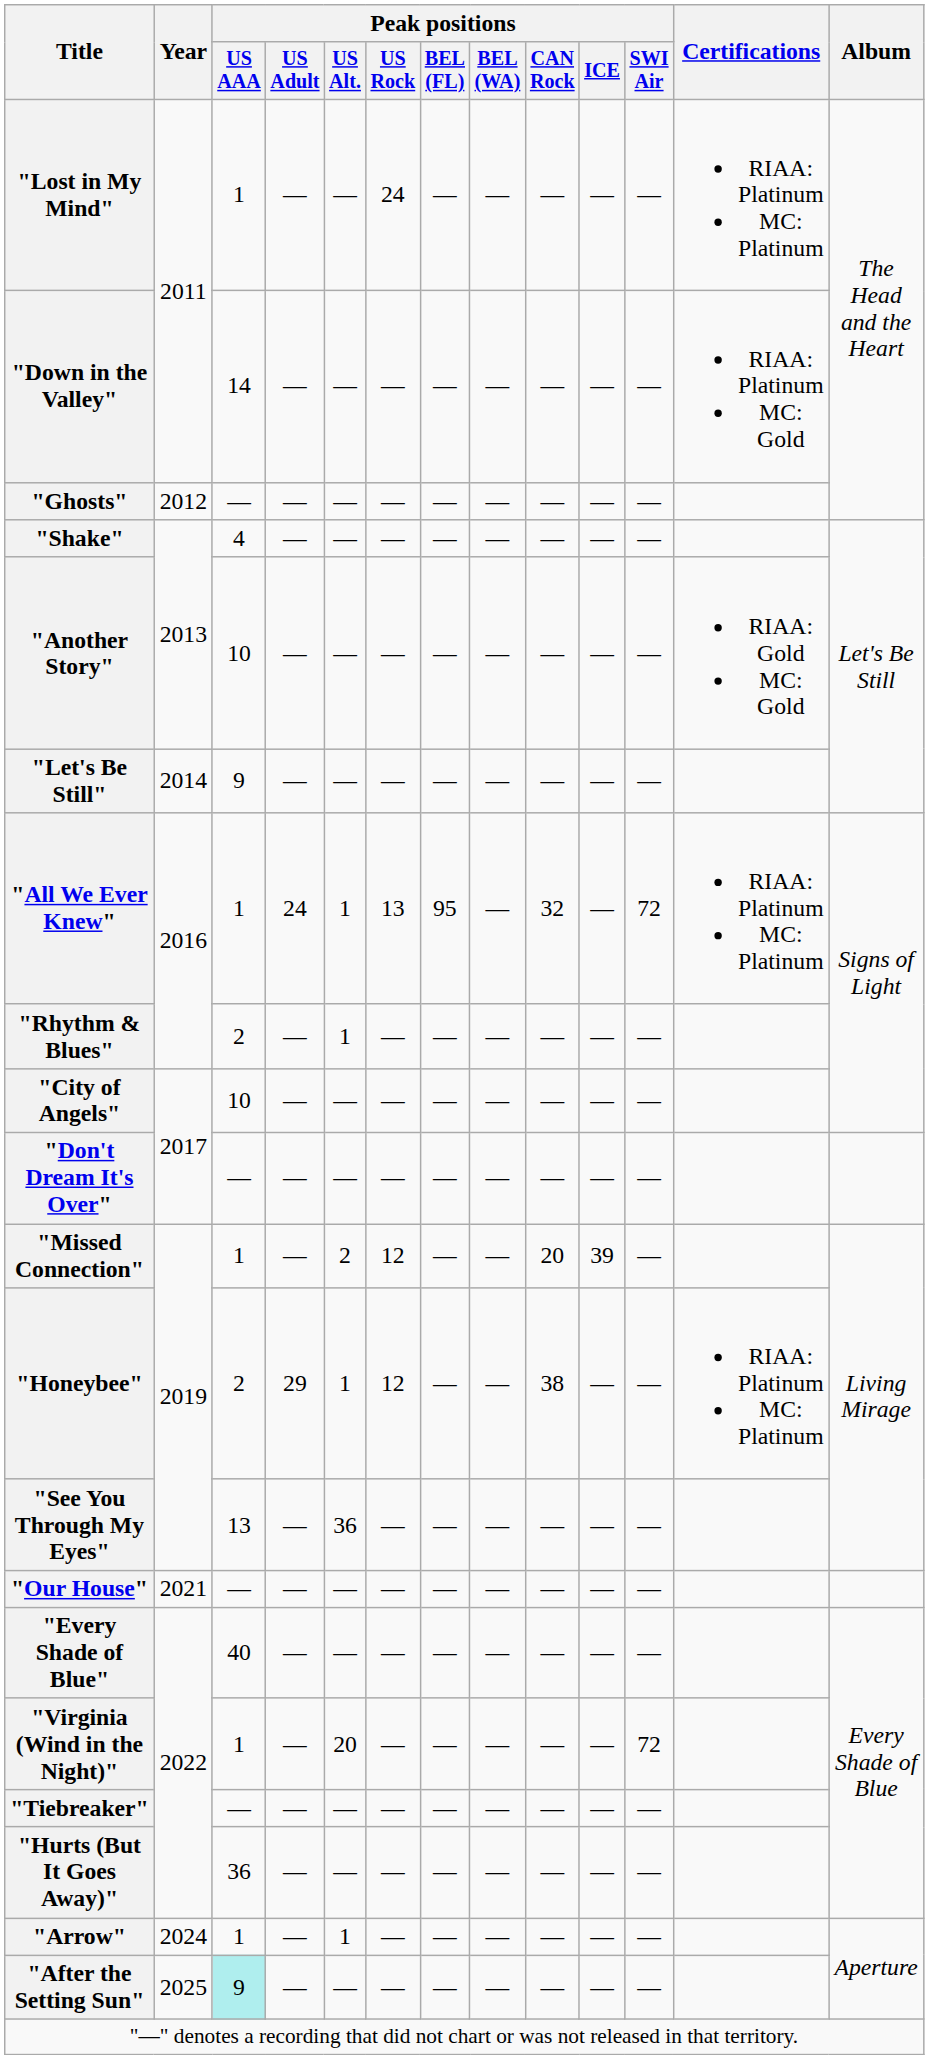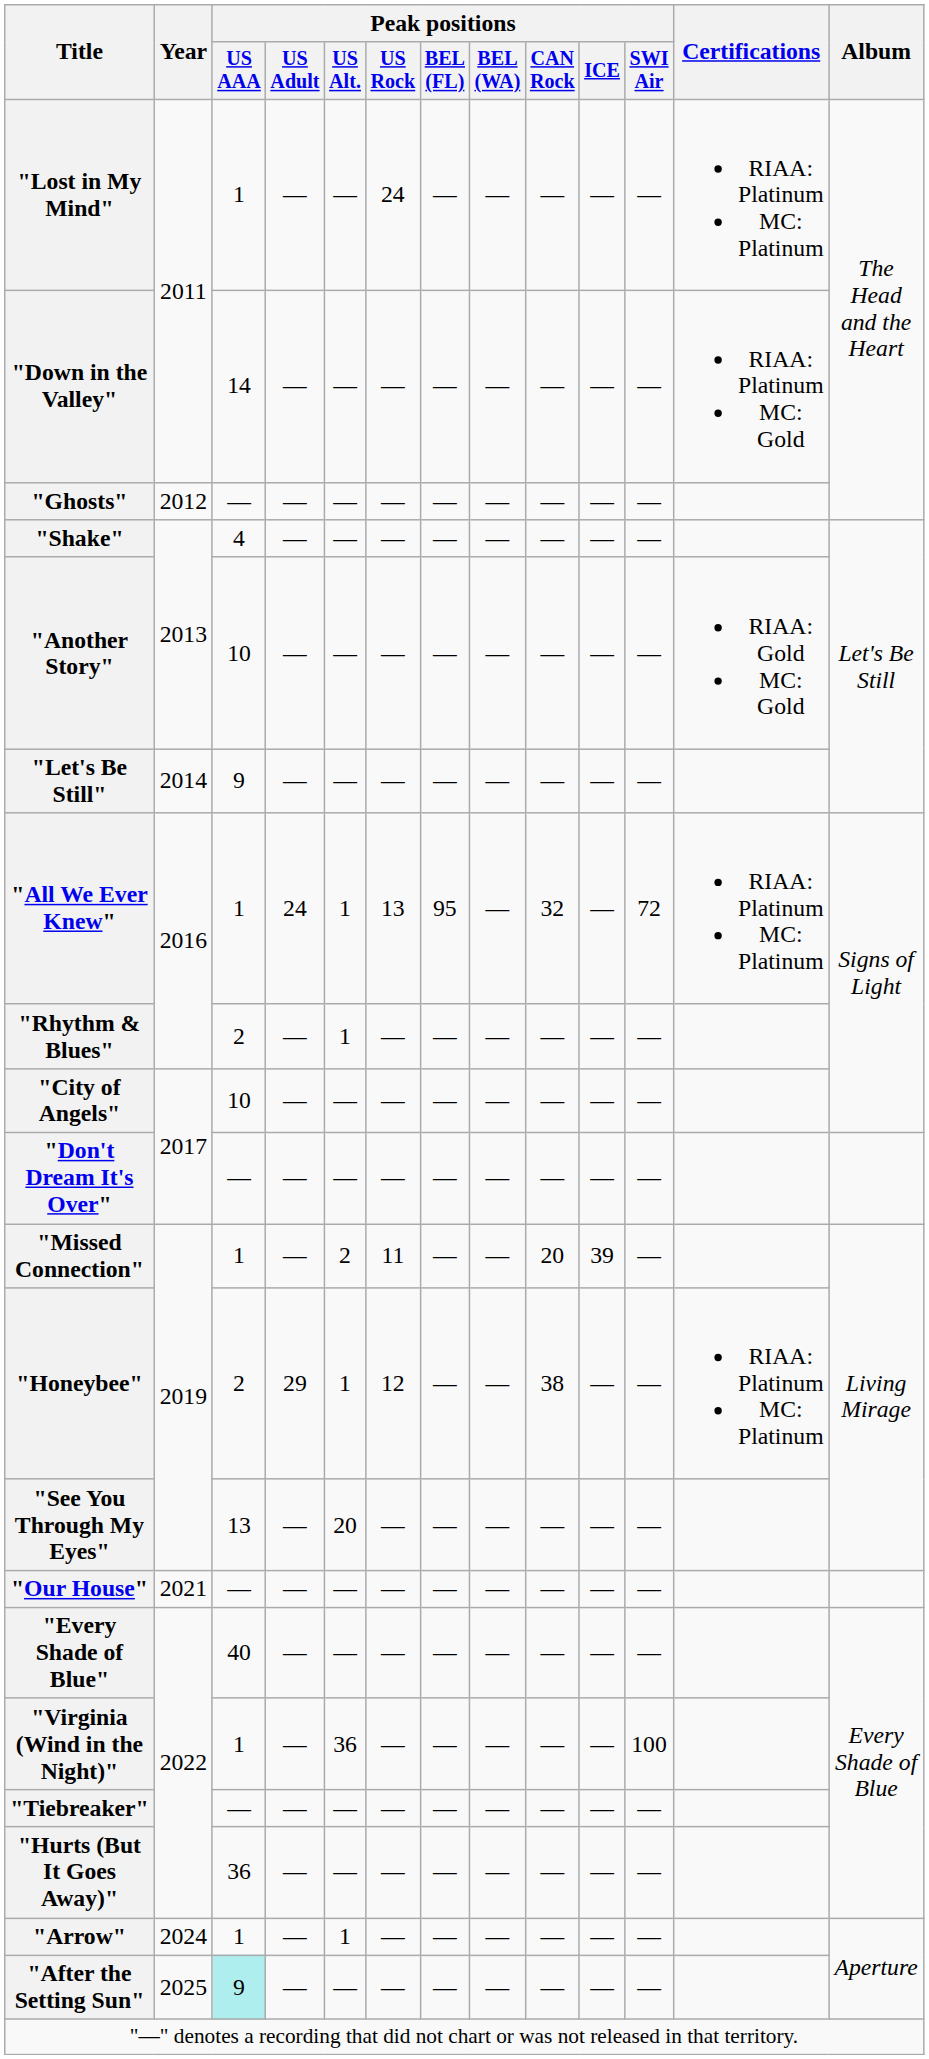(393, 1255) 12 -> (393, 1255) 11
(345, 1524) 36 -> (345, 1524) 20
(345, 1743) 20 -> (345, 1743) 36
(649, 1743) 72 -> (649, 1743) 100
